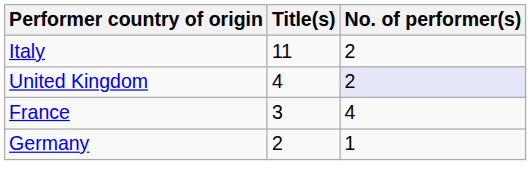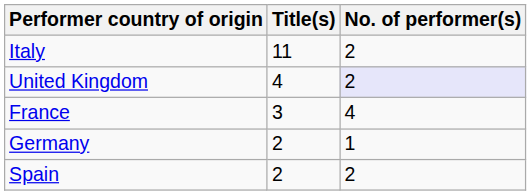+ row: (34, 174)
